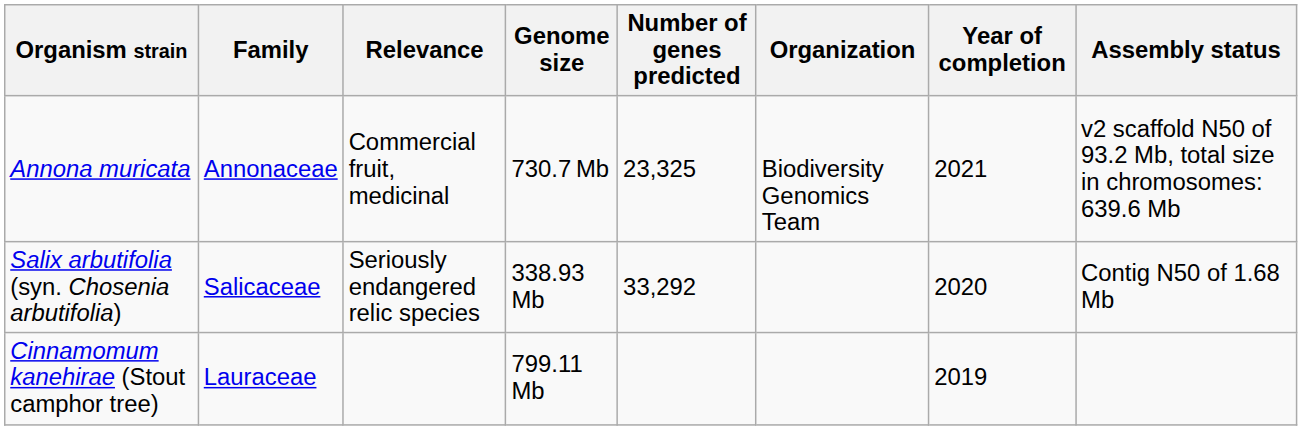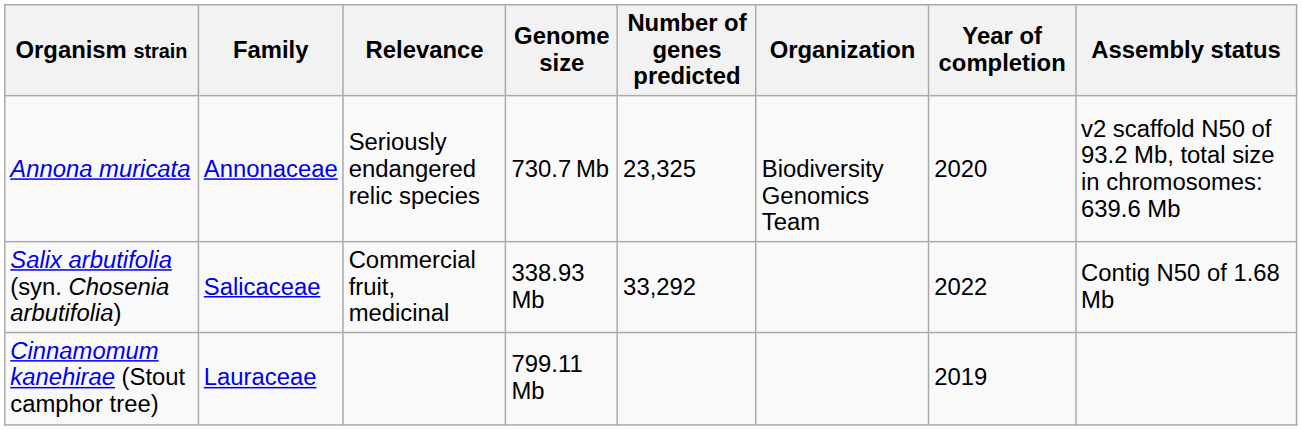(412, 168) Commercial fruit, medicinal -> (414, 168) Seriously endangered relic species
(961, 168) 2021 -> (961, 168) 2020
(414, 286) Seriously endangered relic species -> (412, 286) Commercial fruit, medicinal
(961, 286) 2020 -> (961, 286) 2022
